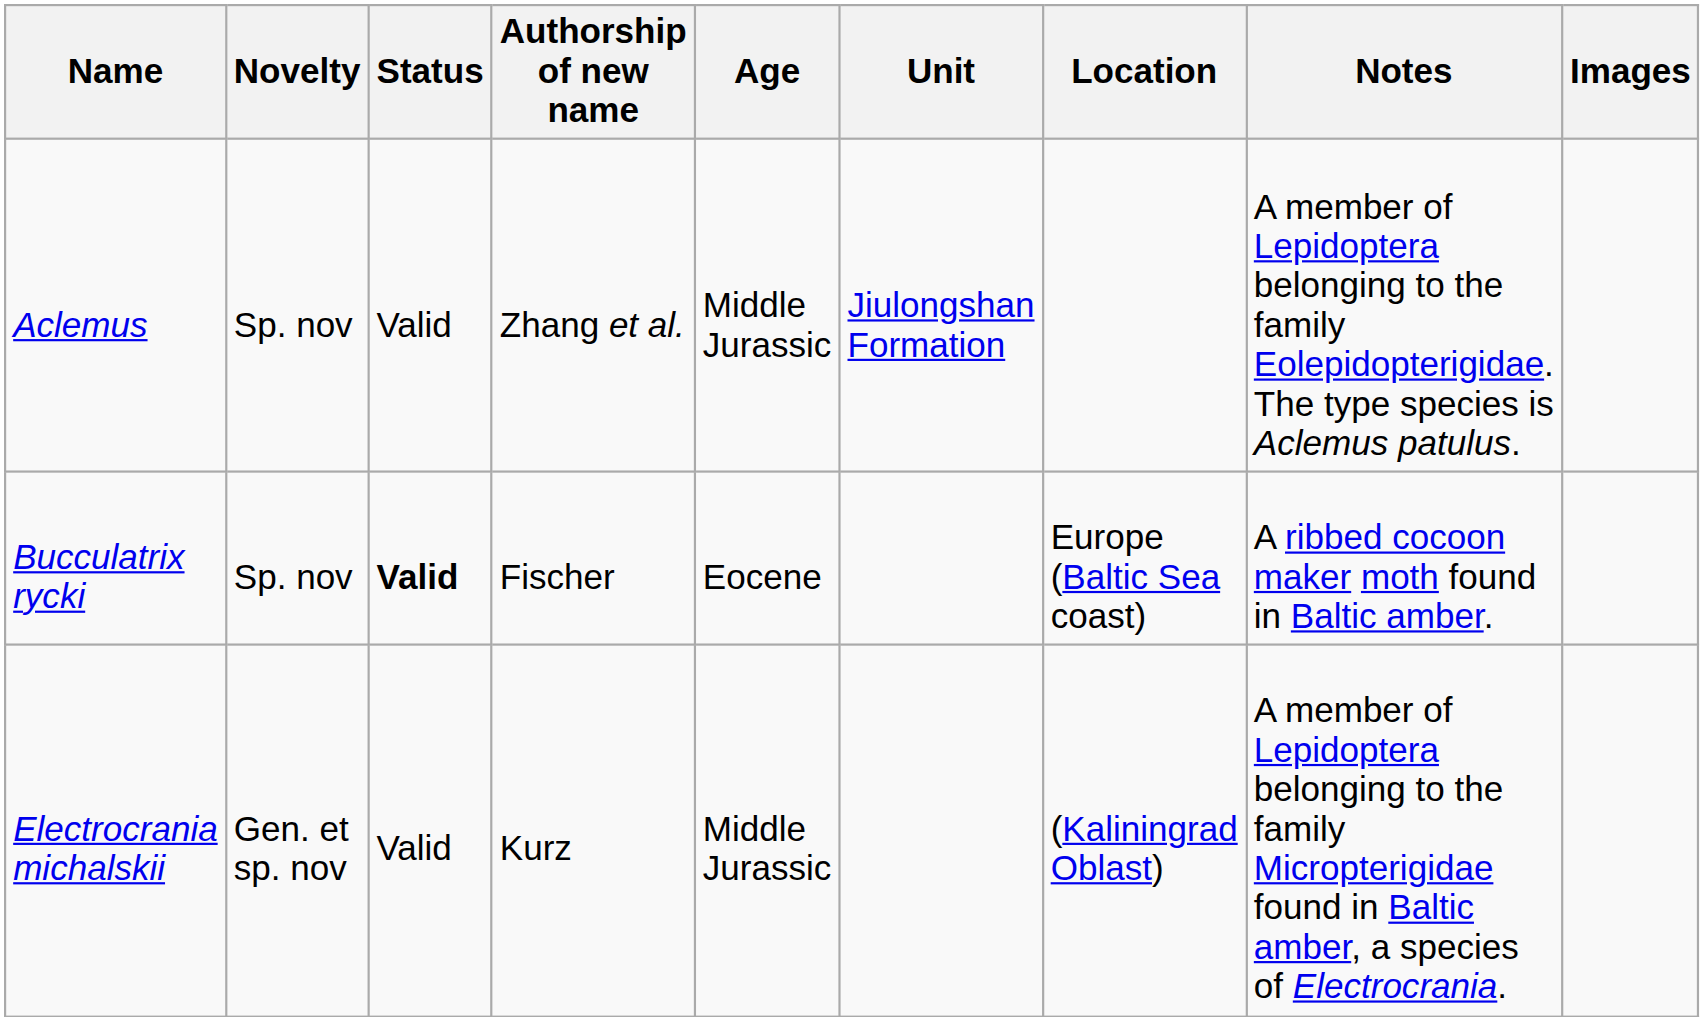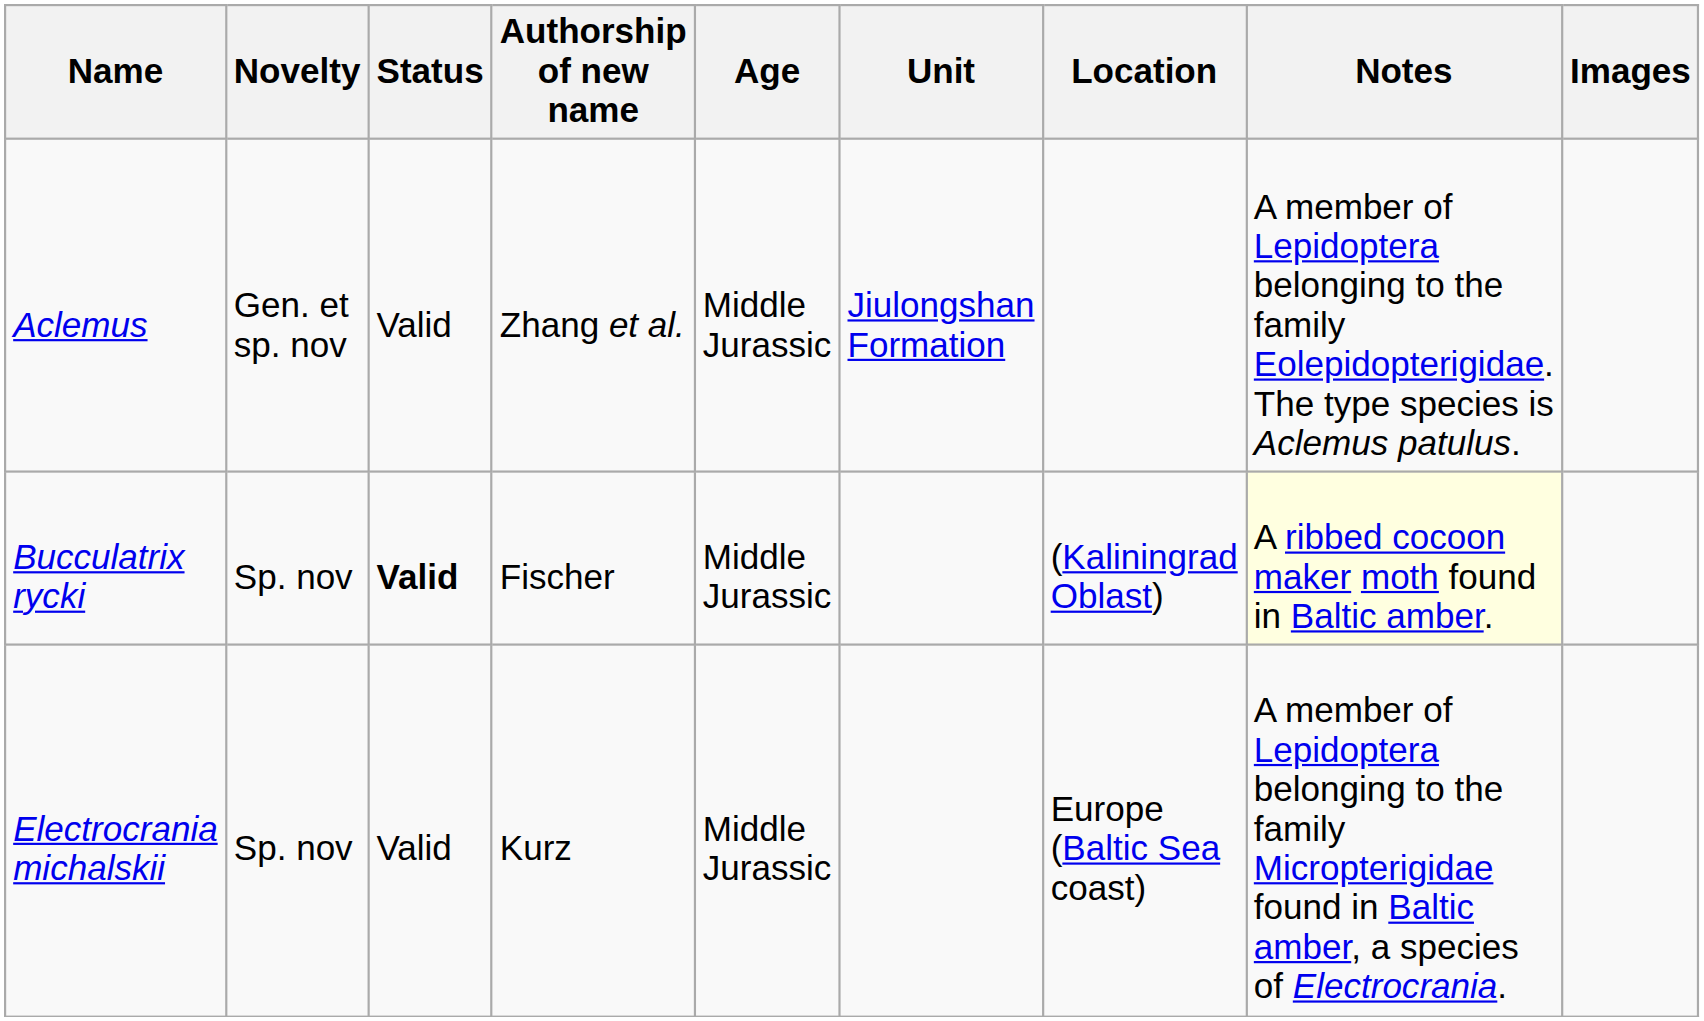(293, 324) Sp. nov -> (291, 324) Gen. et sp. nov
(762, 577) Eocene -> (767, 577) Middle Jurassic
(1135, 577) Europe (Baltic Sea coast) -> (1144, 577) (Kaliningrad Oblast)
(1395, 577) no background -> (1395, 577) lightyellow background
(291, 849) Gen. et sp. nov -> (293, 849) Sp. nov
(1144, 849) (Kaliningrad Oblast) -> (1135, 849) Europe (Baltic Sea coast)
